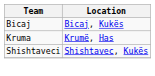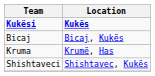+ row: (21, 24)
